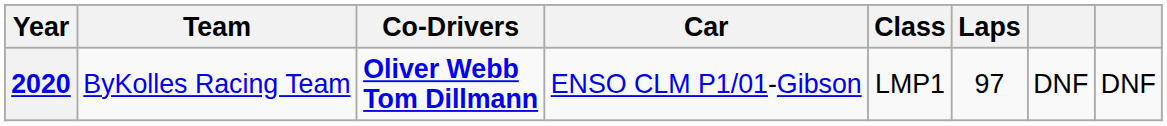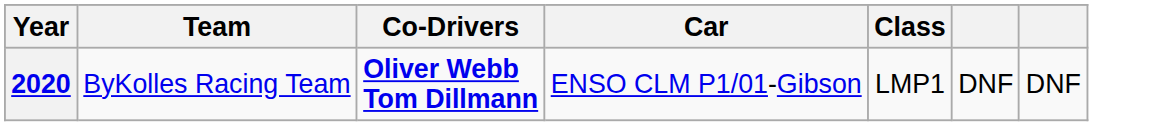- column: (989, 26)
